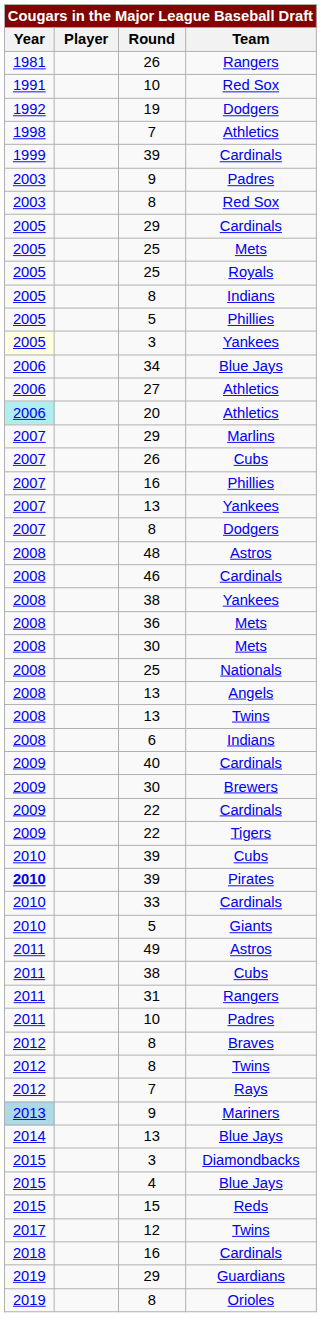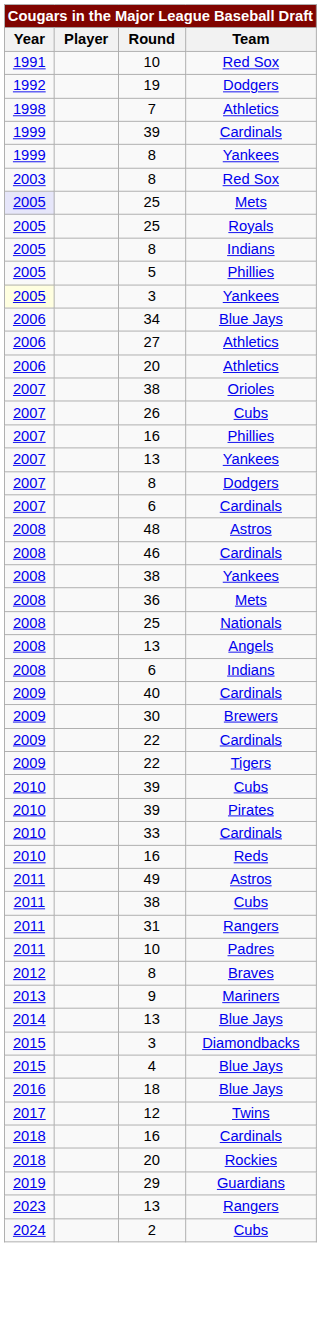- row: (152, 62)
+ row: (152, 156)
- row: (152, 179)
- row: (152, 226)
(29, 249) no background -> (29, 202) lavender background
(29, 413) paleturquoise background -> (29, 366) no background
+ row: (152, 389)
- row: (152, 436)
+ row: (152, 506)
- row: (152, 646)
- row: (152, 716)
(29, 879) bold -> (29, 809) normal
+ row: (152, 856)
- row: (152, 926)
- row: (152, 1066)
- row: (152, 1090)
(29, 1113) lightblue background -> (29, 996) no background
- row: (152, 1206)
+ row: (152, 1090)
+ row: (152, 1160)
- row: (152, 1300)
+ row: (152, 1206)
+ row: (152, 1230)
